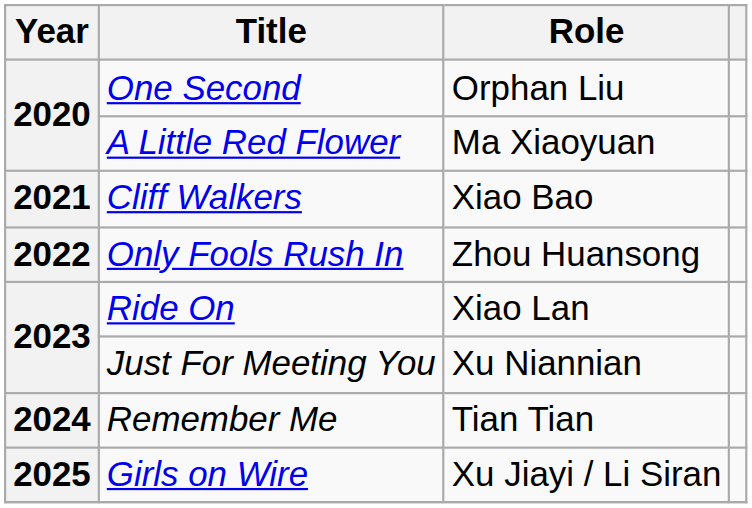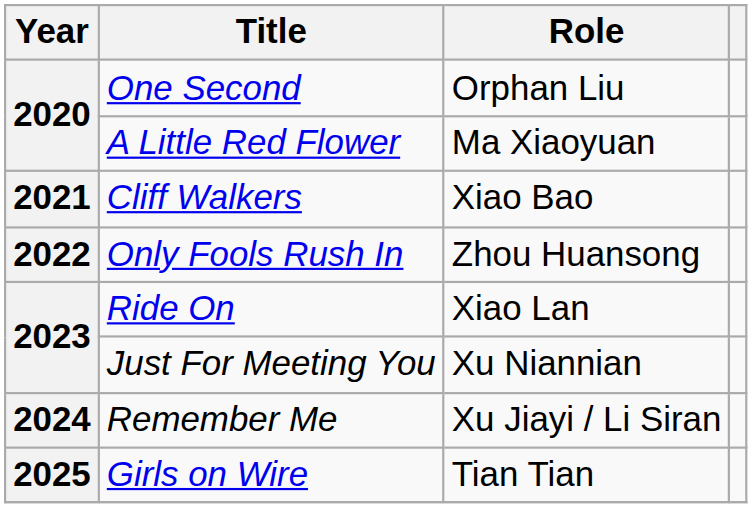(523, 419) Tian Tian -> (587, 419) Xu Jiayi / Li Siran
(587, 474) Xu Jiayi / Li Siran -> (523, 474) Tian Tian
